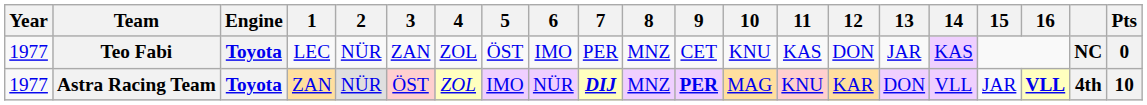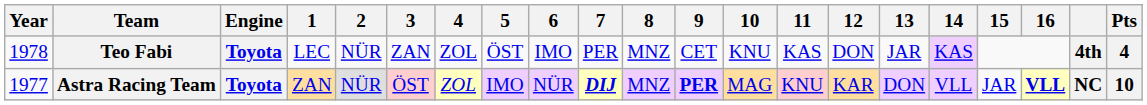(29, 51) 1977 -> (29, 51) 1978
(1088, 51) NC -> (1088, 51) 4th
(1124, 51) 0 -> (1124, 51) 4
(1088, 83) 4th -> (1088, 83) NC
